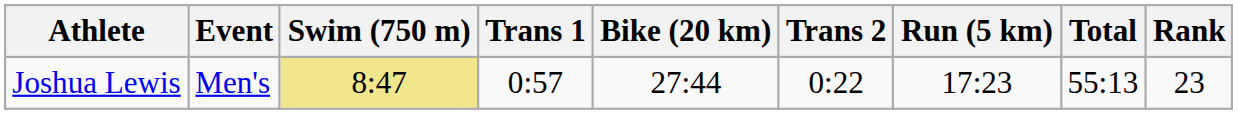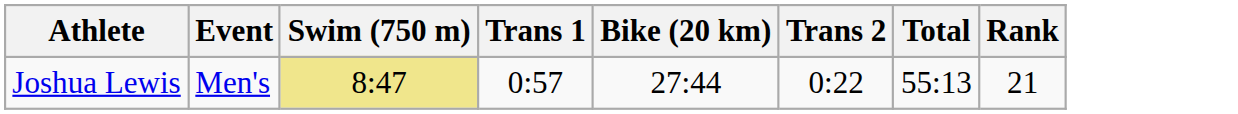- column: (977, 30)
(1189, 81) 23 -> (1023, 81) 21
